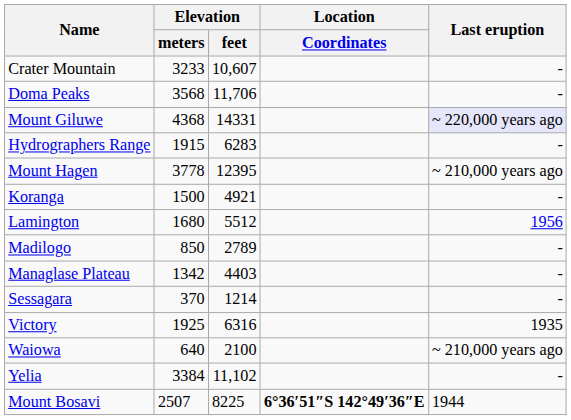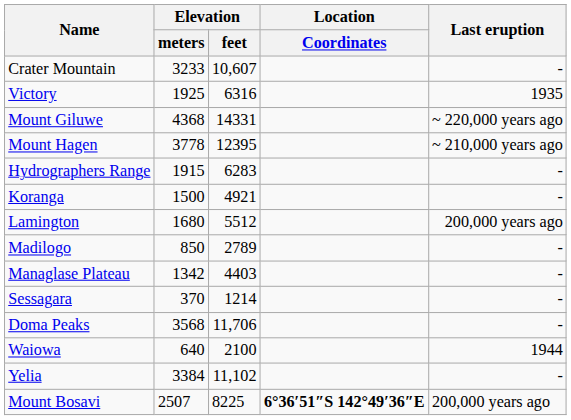rows swapped: (49, 94) <-> (32, 324)
(497, 119) lavender background -> (497, 119) no background
rows swapped: (53, 171) <-> (79, 145)
(547, 222) 1956 -> (504, 222) 200,000 years ago
(497, 350) ~ 210,000 years ago -> (547, 350) 1944
(448, 401) 1944 -> (491, 401) 200,000 years ago
